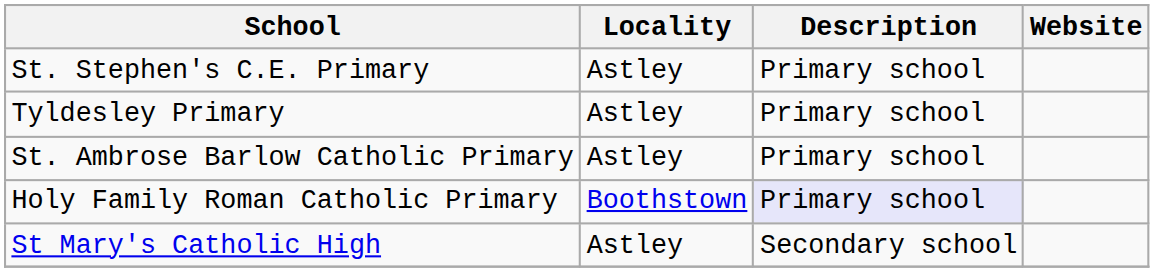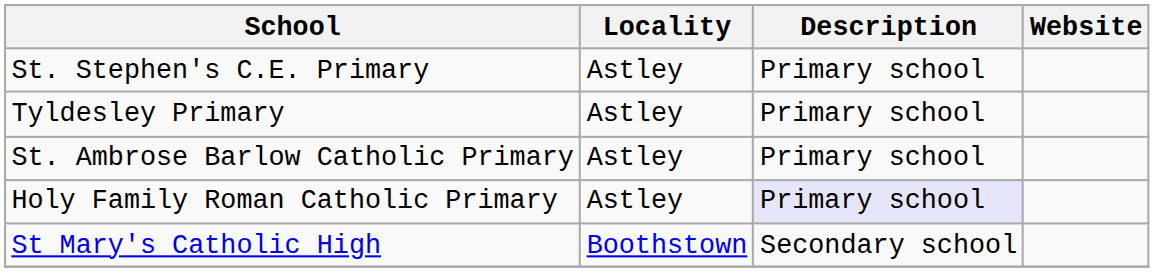(667, 201) Boothstown -> (635, 201) Astley
(635, 245) Astley -> (667, 245) Boothstown
